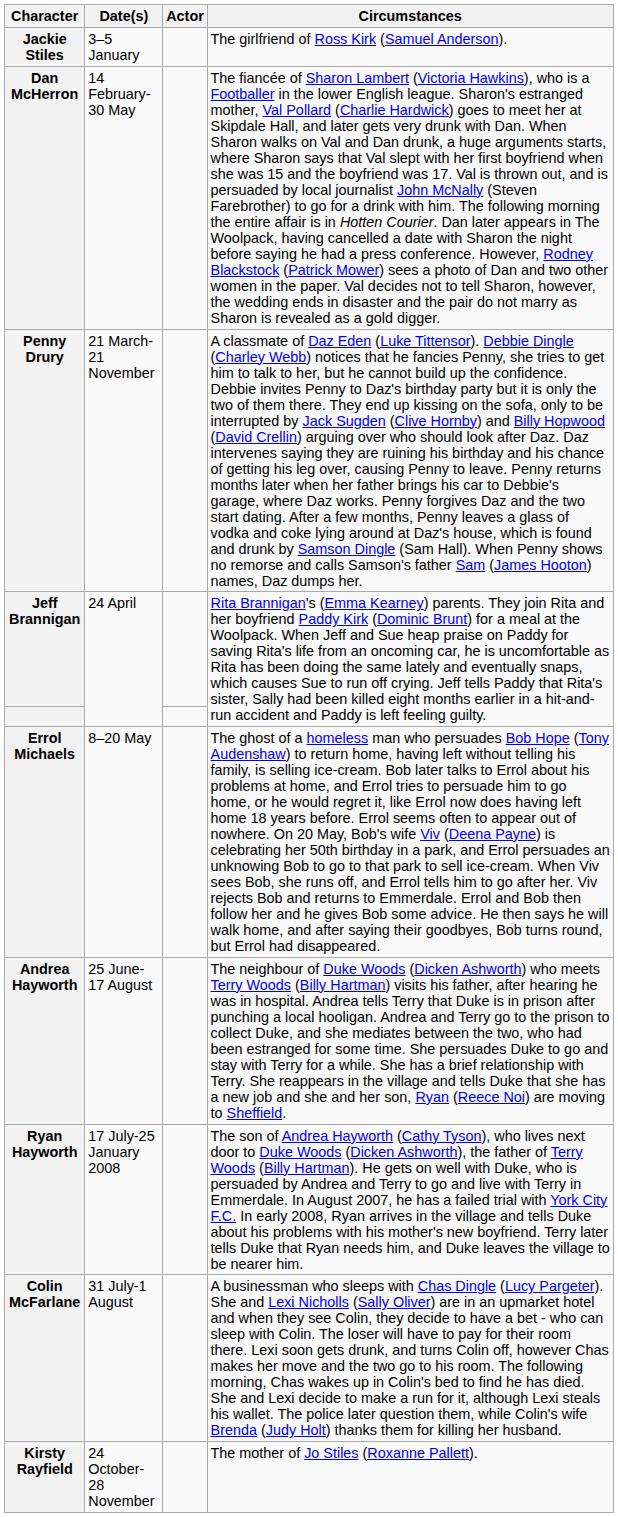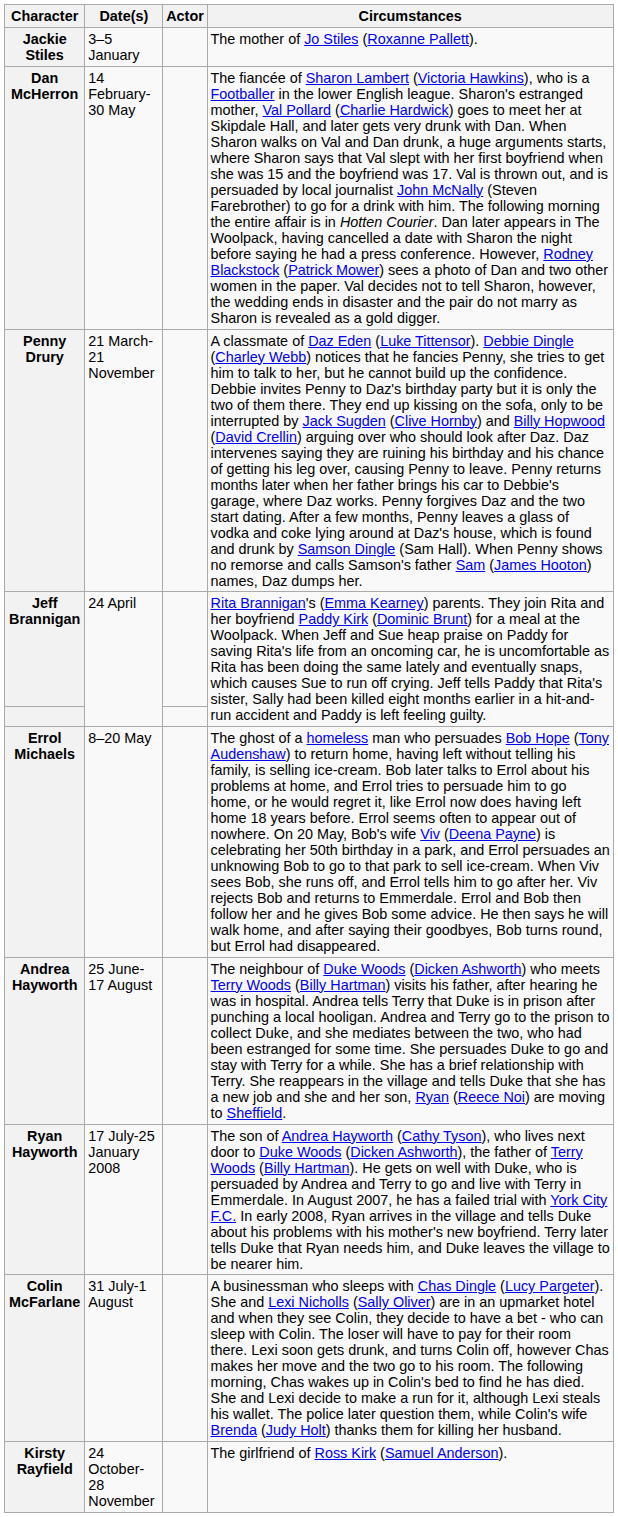(359, 39) The girlfriend of Ross Kirk (Samuel Anderson). -> (344, 39) The mother of Jo Stiles (Roxanne Pallett).
(344, 1453) The mother of Jo Stiles (Roxanne Pallett). -> (359, 1453) The girlfriend of Ross Kirk (Samuel Anderson).
